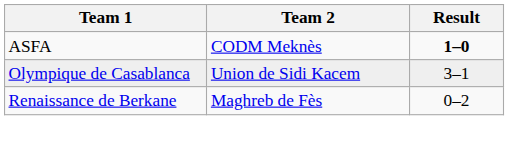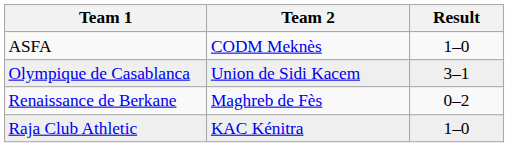(456, 45) bold -> (456, 45) normal
+ row: (73, 127)
